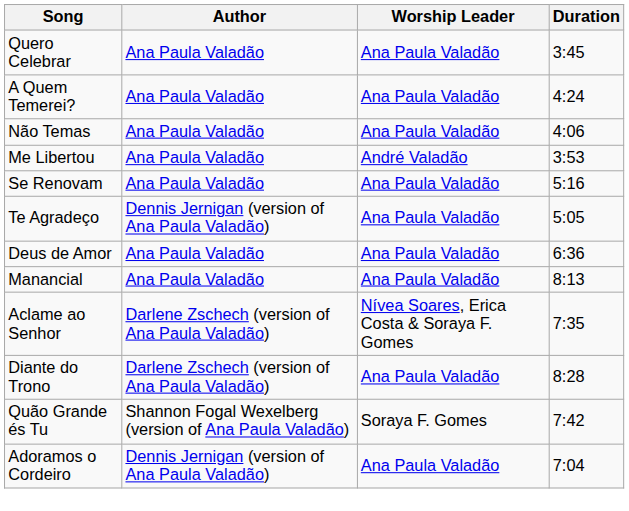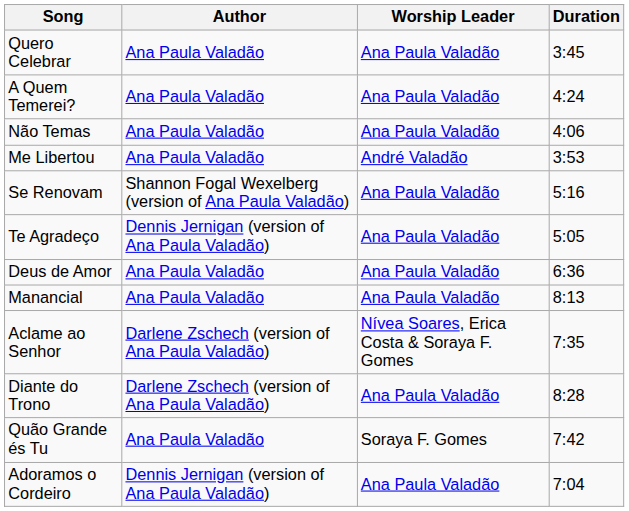(195, 183) Ana Paula Valadão -> (237, 192) Shannon Fogal Wexelberg (version of Ana Paula Valadão)
(237, 421) Shannon Fogal Wexelberg (version of Ana Paula Valadão) -> (195, 439) Ana Paula Valadão
